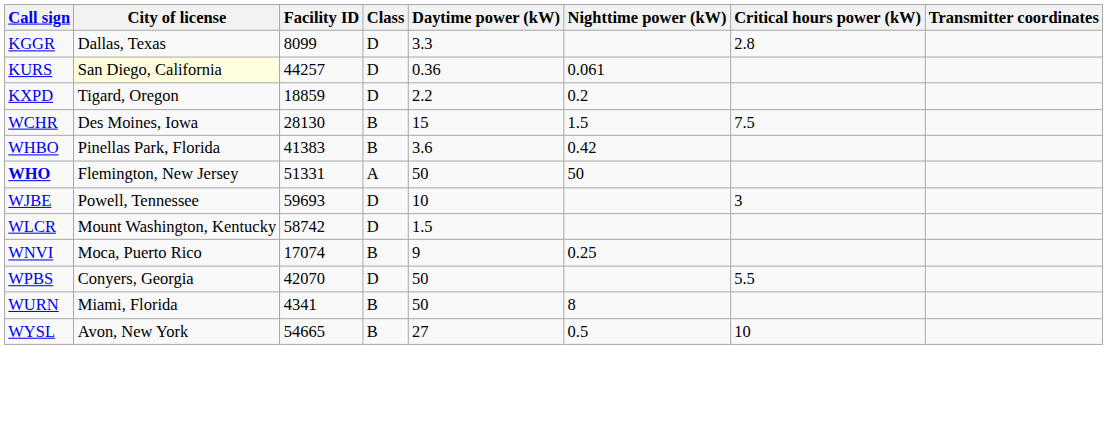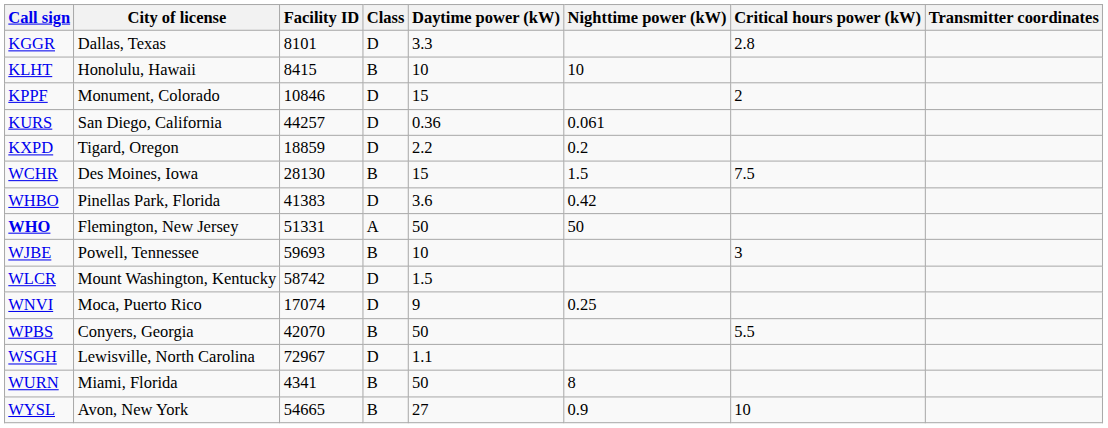(300, 43) 8099 -> (300, 43) 8101
+ row: (30, 69)
+ row: (28, 95)
(150, 69) lightyellow background -> (150, 122) no background
(372, 148) B -> (373, 200) D
(373, 200) D -> (372, 252) B
(372, 252) B -> (373, 305) D
(373, 278) D -> (372, 331) B
+ row: (33, 357)
(578, 331) 0.5 -> (578, 409) 0.9
